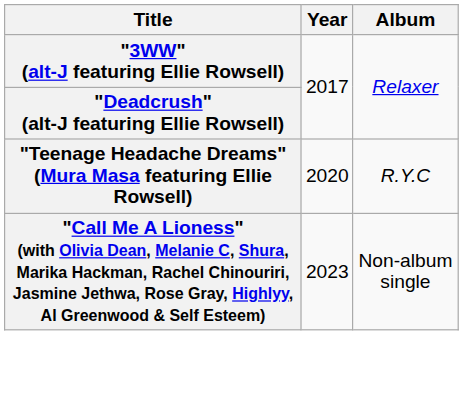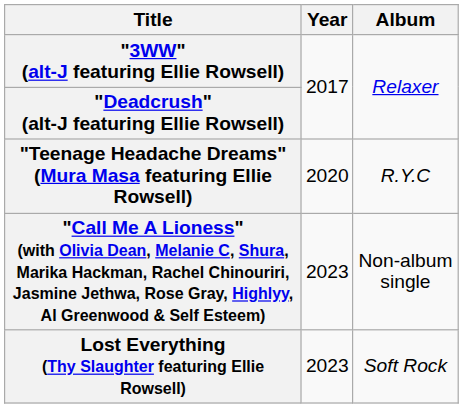+ row: (153, 366)
